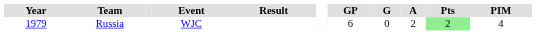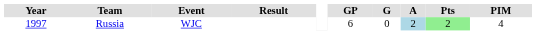(36, 23) 1979 -> (36, 23) 1997
(413, 23) no background -> (413, 23) lightblue background
